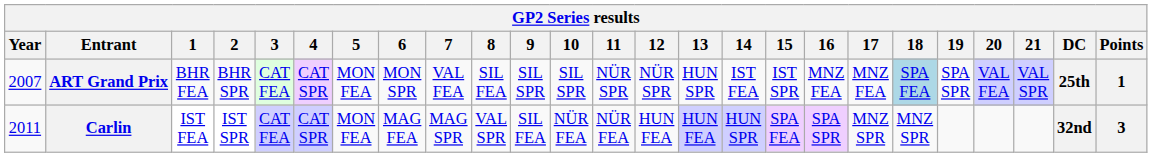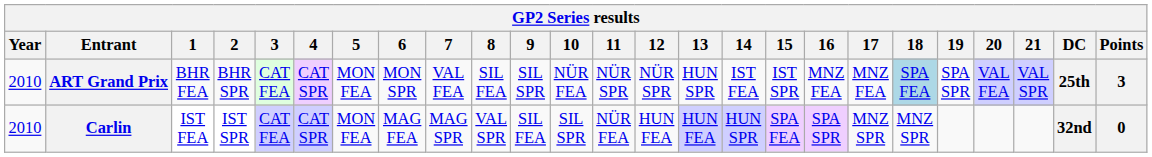(25, 81) 2007 -> (25, 81) 2010
(571, 81) SIL SPR -> (571, 81) NÜR FEA
(1121, 81) 1 -> (1121, 81) 3
(25, 128) 2011 -> (25, 128) 2010
(571, 128) NÜR FEA -> (571, 128) SIL SPR
(1121, 128) 3 -> (1121, 128) 0
